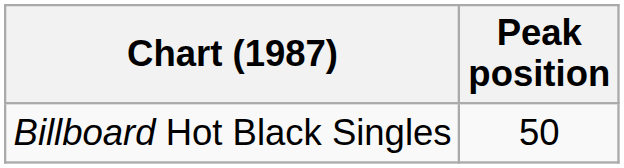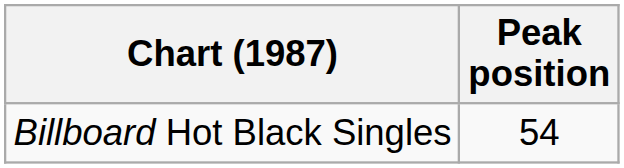(539, 132) 50 -> (539, 132) 54
